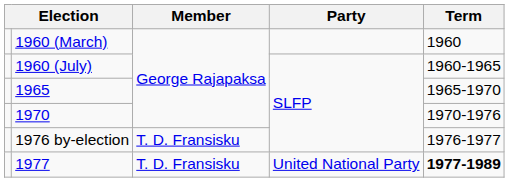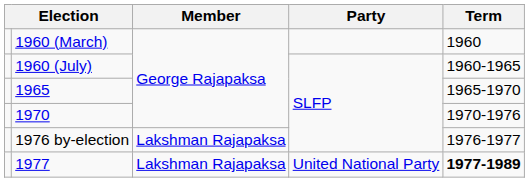(188, 139) T. D. Fransisku -> (211, 139) Lakshman Rajapaksa
(188, 164) T. D. Fransisku -> (211, 164) Lakshman Rajapaksa
